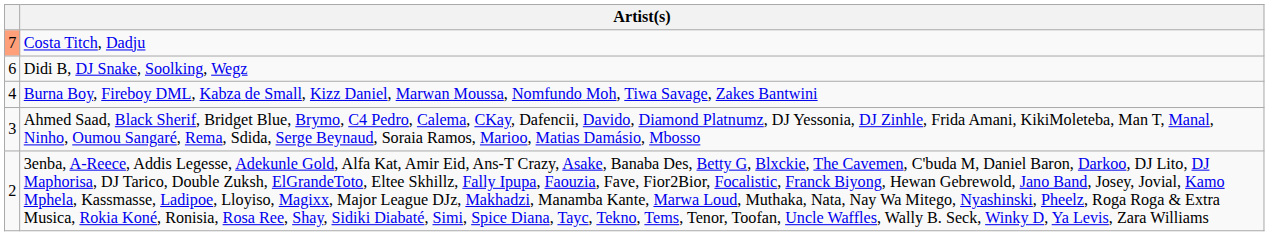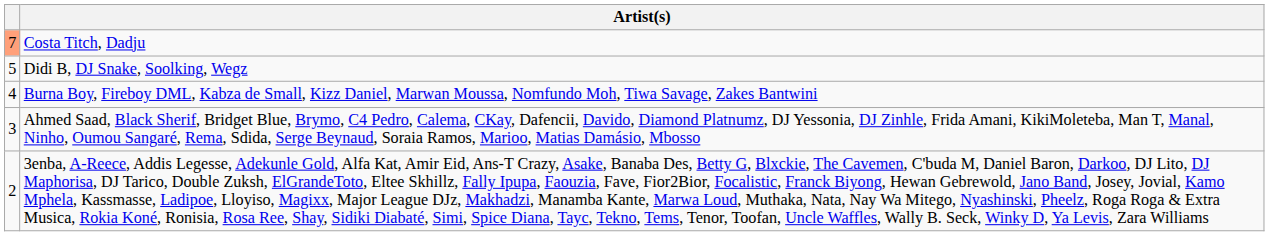(12, 68) 6 -> (12, 68) 5
